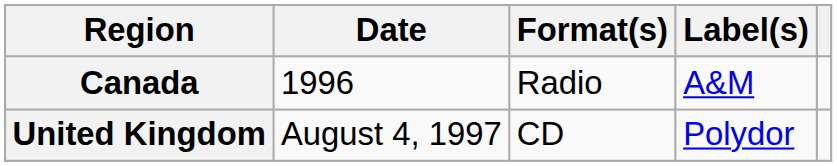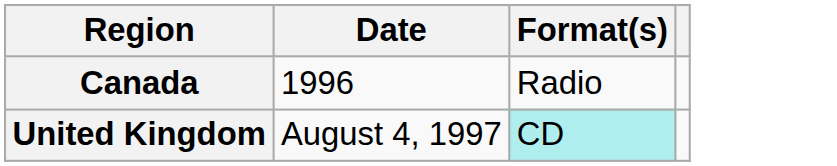- column: (746, 30)
(540, 134) no background -> (540, 134) paleturquoise background
